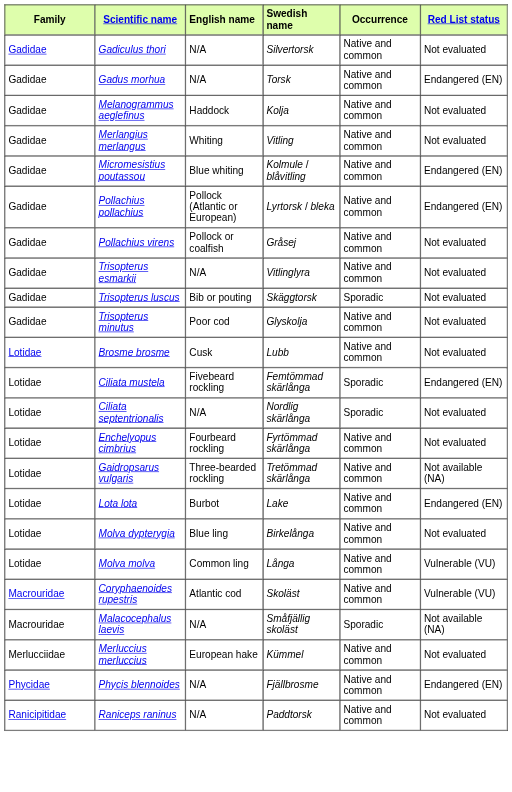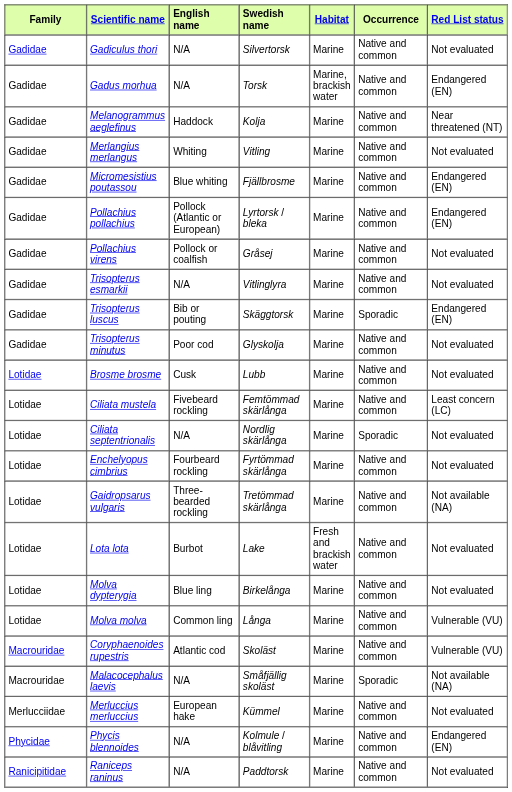+ column: (332, 19)
(455, 110) Not evaluated -> (467, 121) Near threatened (NT)
(287, 171) Kolmule / blåvitling -> (269, 182) Fjällbrosme
(455, 297) Not evaluated -> (459, 314) Endangered (EN)
(363, 382) Sporadic -> (382, 405) Native and common
(463, 382) Endangered (EN) -> (463, 405) Least concern (LC)
(463, 503) Endangered (EN) -> (462, 549) Not evaluated
(292, 685) Fjällbrosme -> (264, 741) Kolmule / blåvitling
